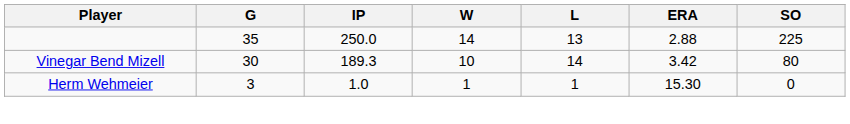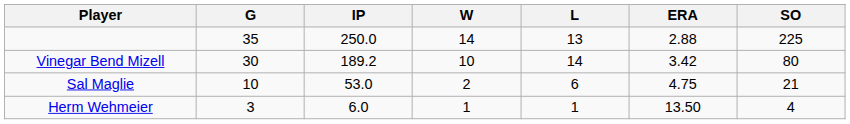(359, 61) 189.3 -> (359, 61) 189.2
+ row: (100, 84)
(359, 84) 1.0 -> (359, 107) 6.0
(683, 84) 15.30 -> (683, 107) 13.50
(791, 84) 0 -> (791, 107) 4
